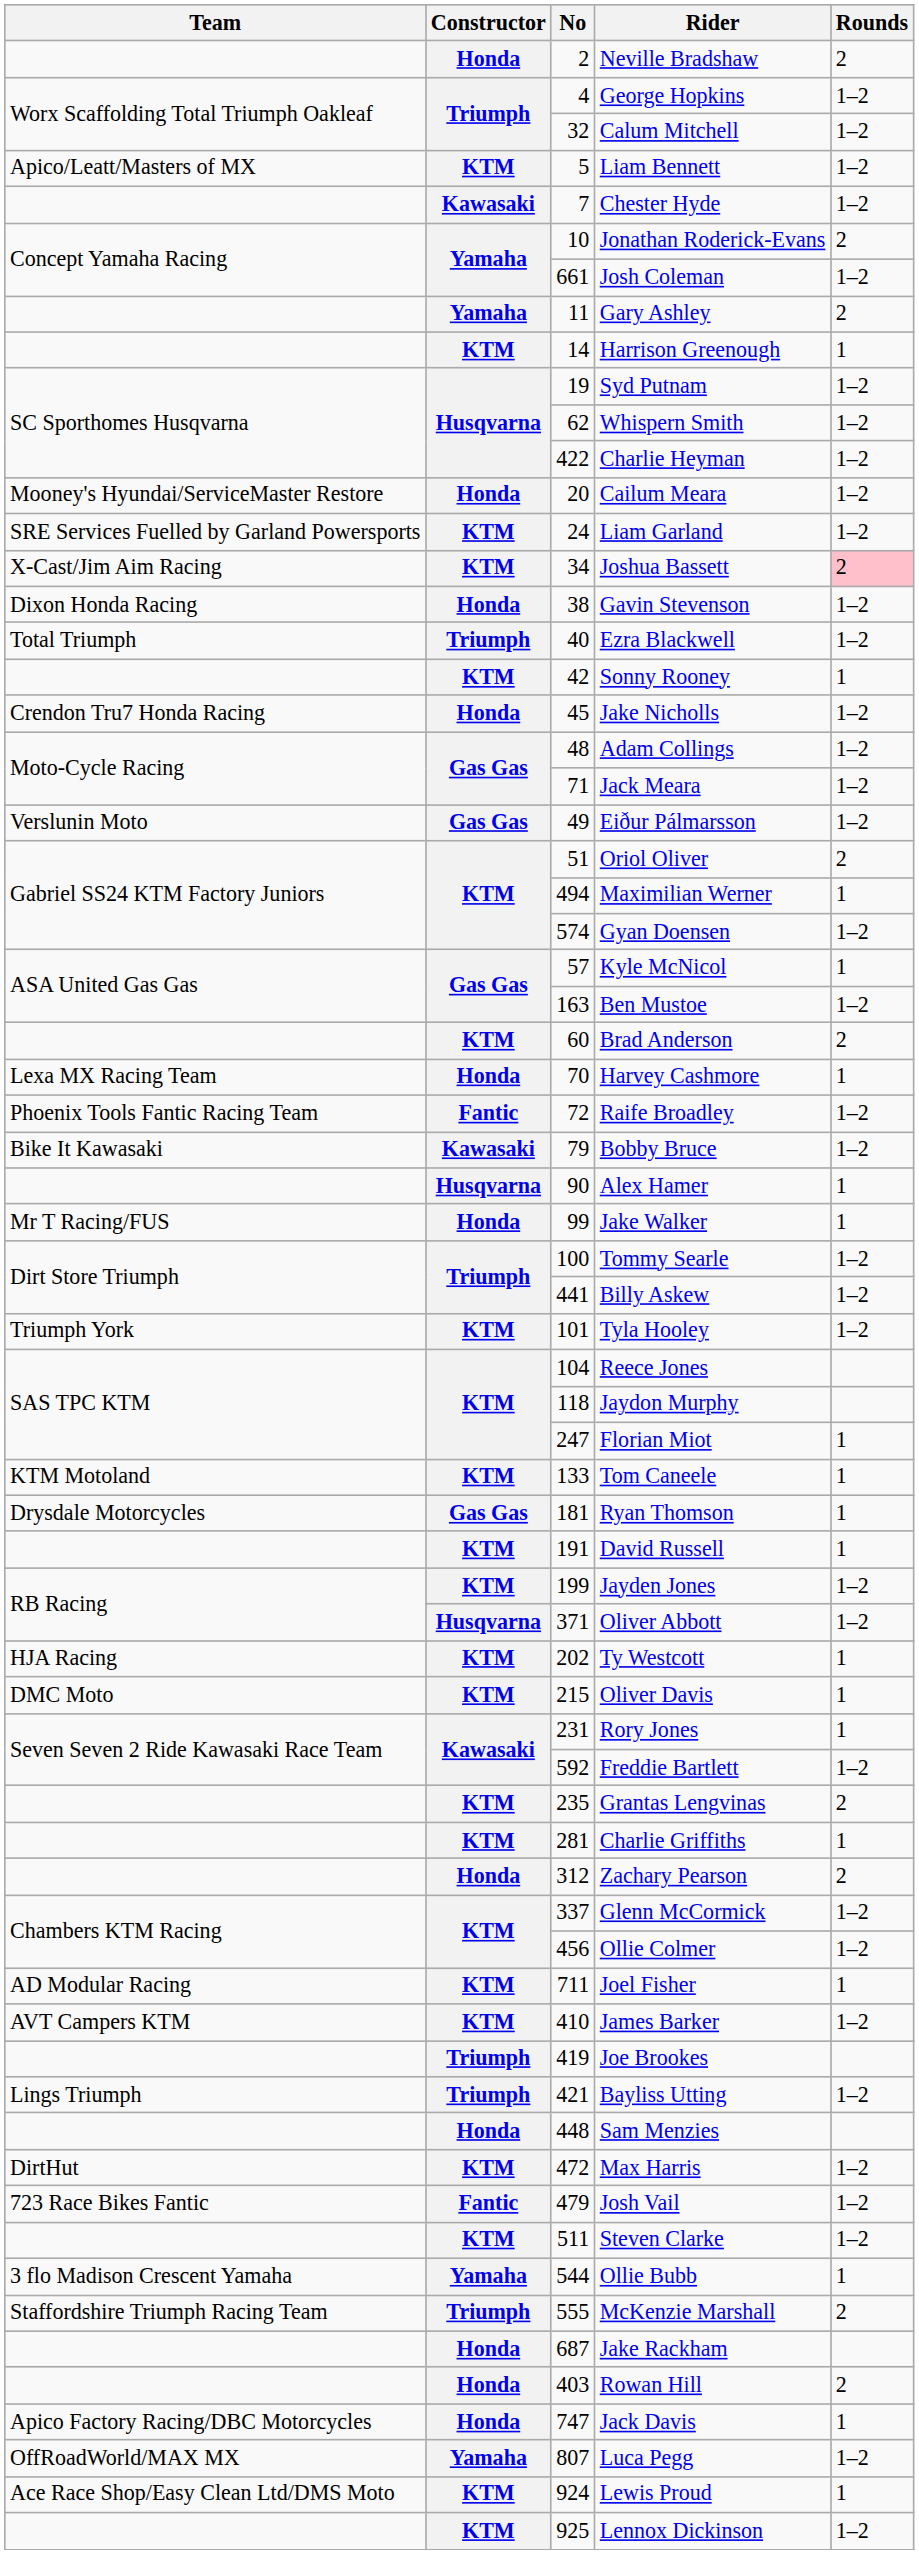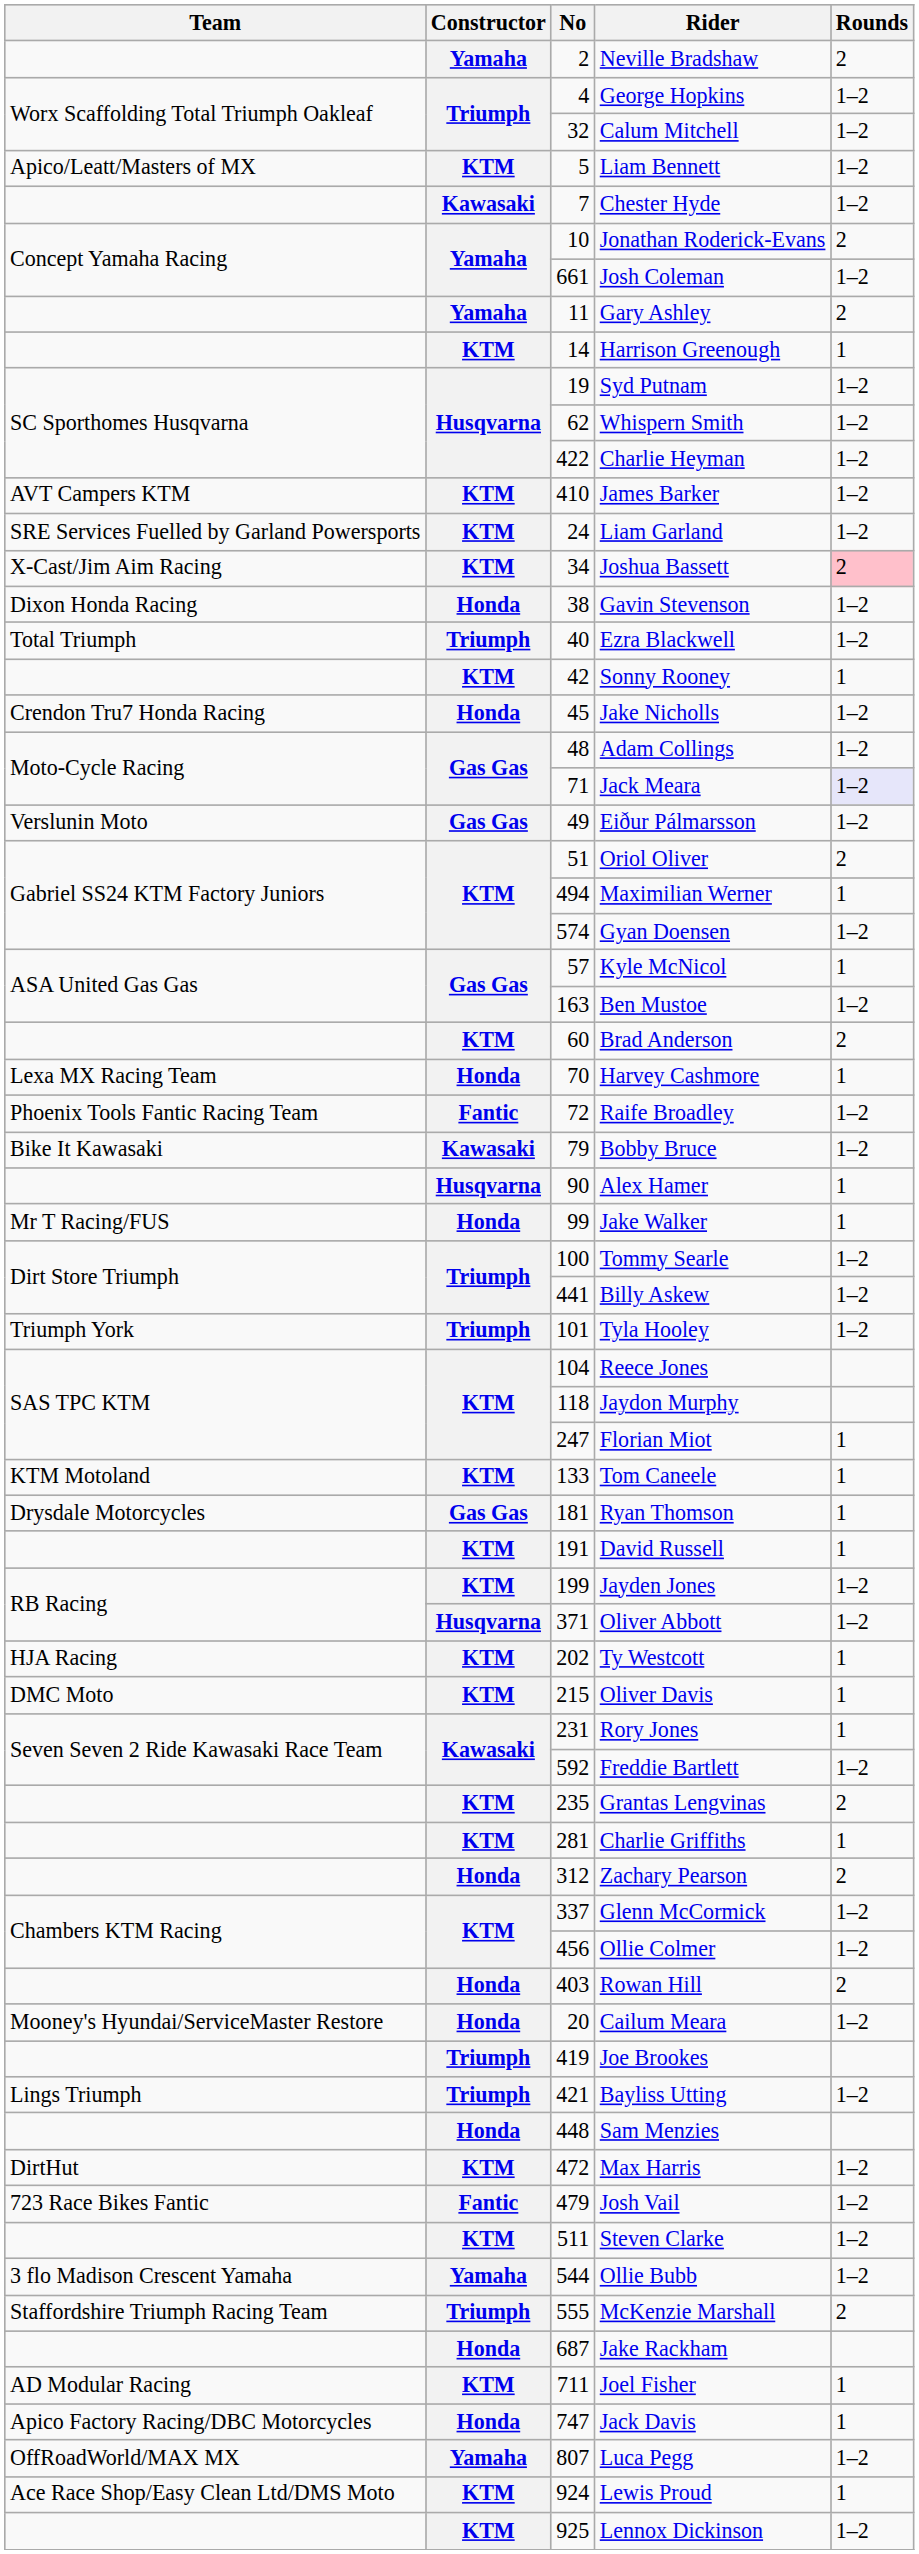(488, 58) Honda -> (488, 58) Yamaha
rows swapped: (663, 494) <-> (659, 2021)
(852, 785) no background -> (852, 785) lavender background
(488, 1330) KTM -> (488, 1330) Triumph
rows swapped: (651, 2384) <-> (648, 1985)
(841, 2275) 1 -> (852, 2275) 1–2
